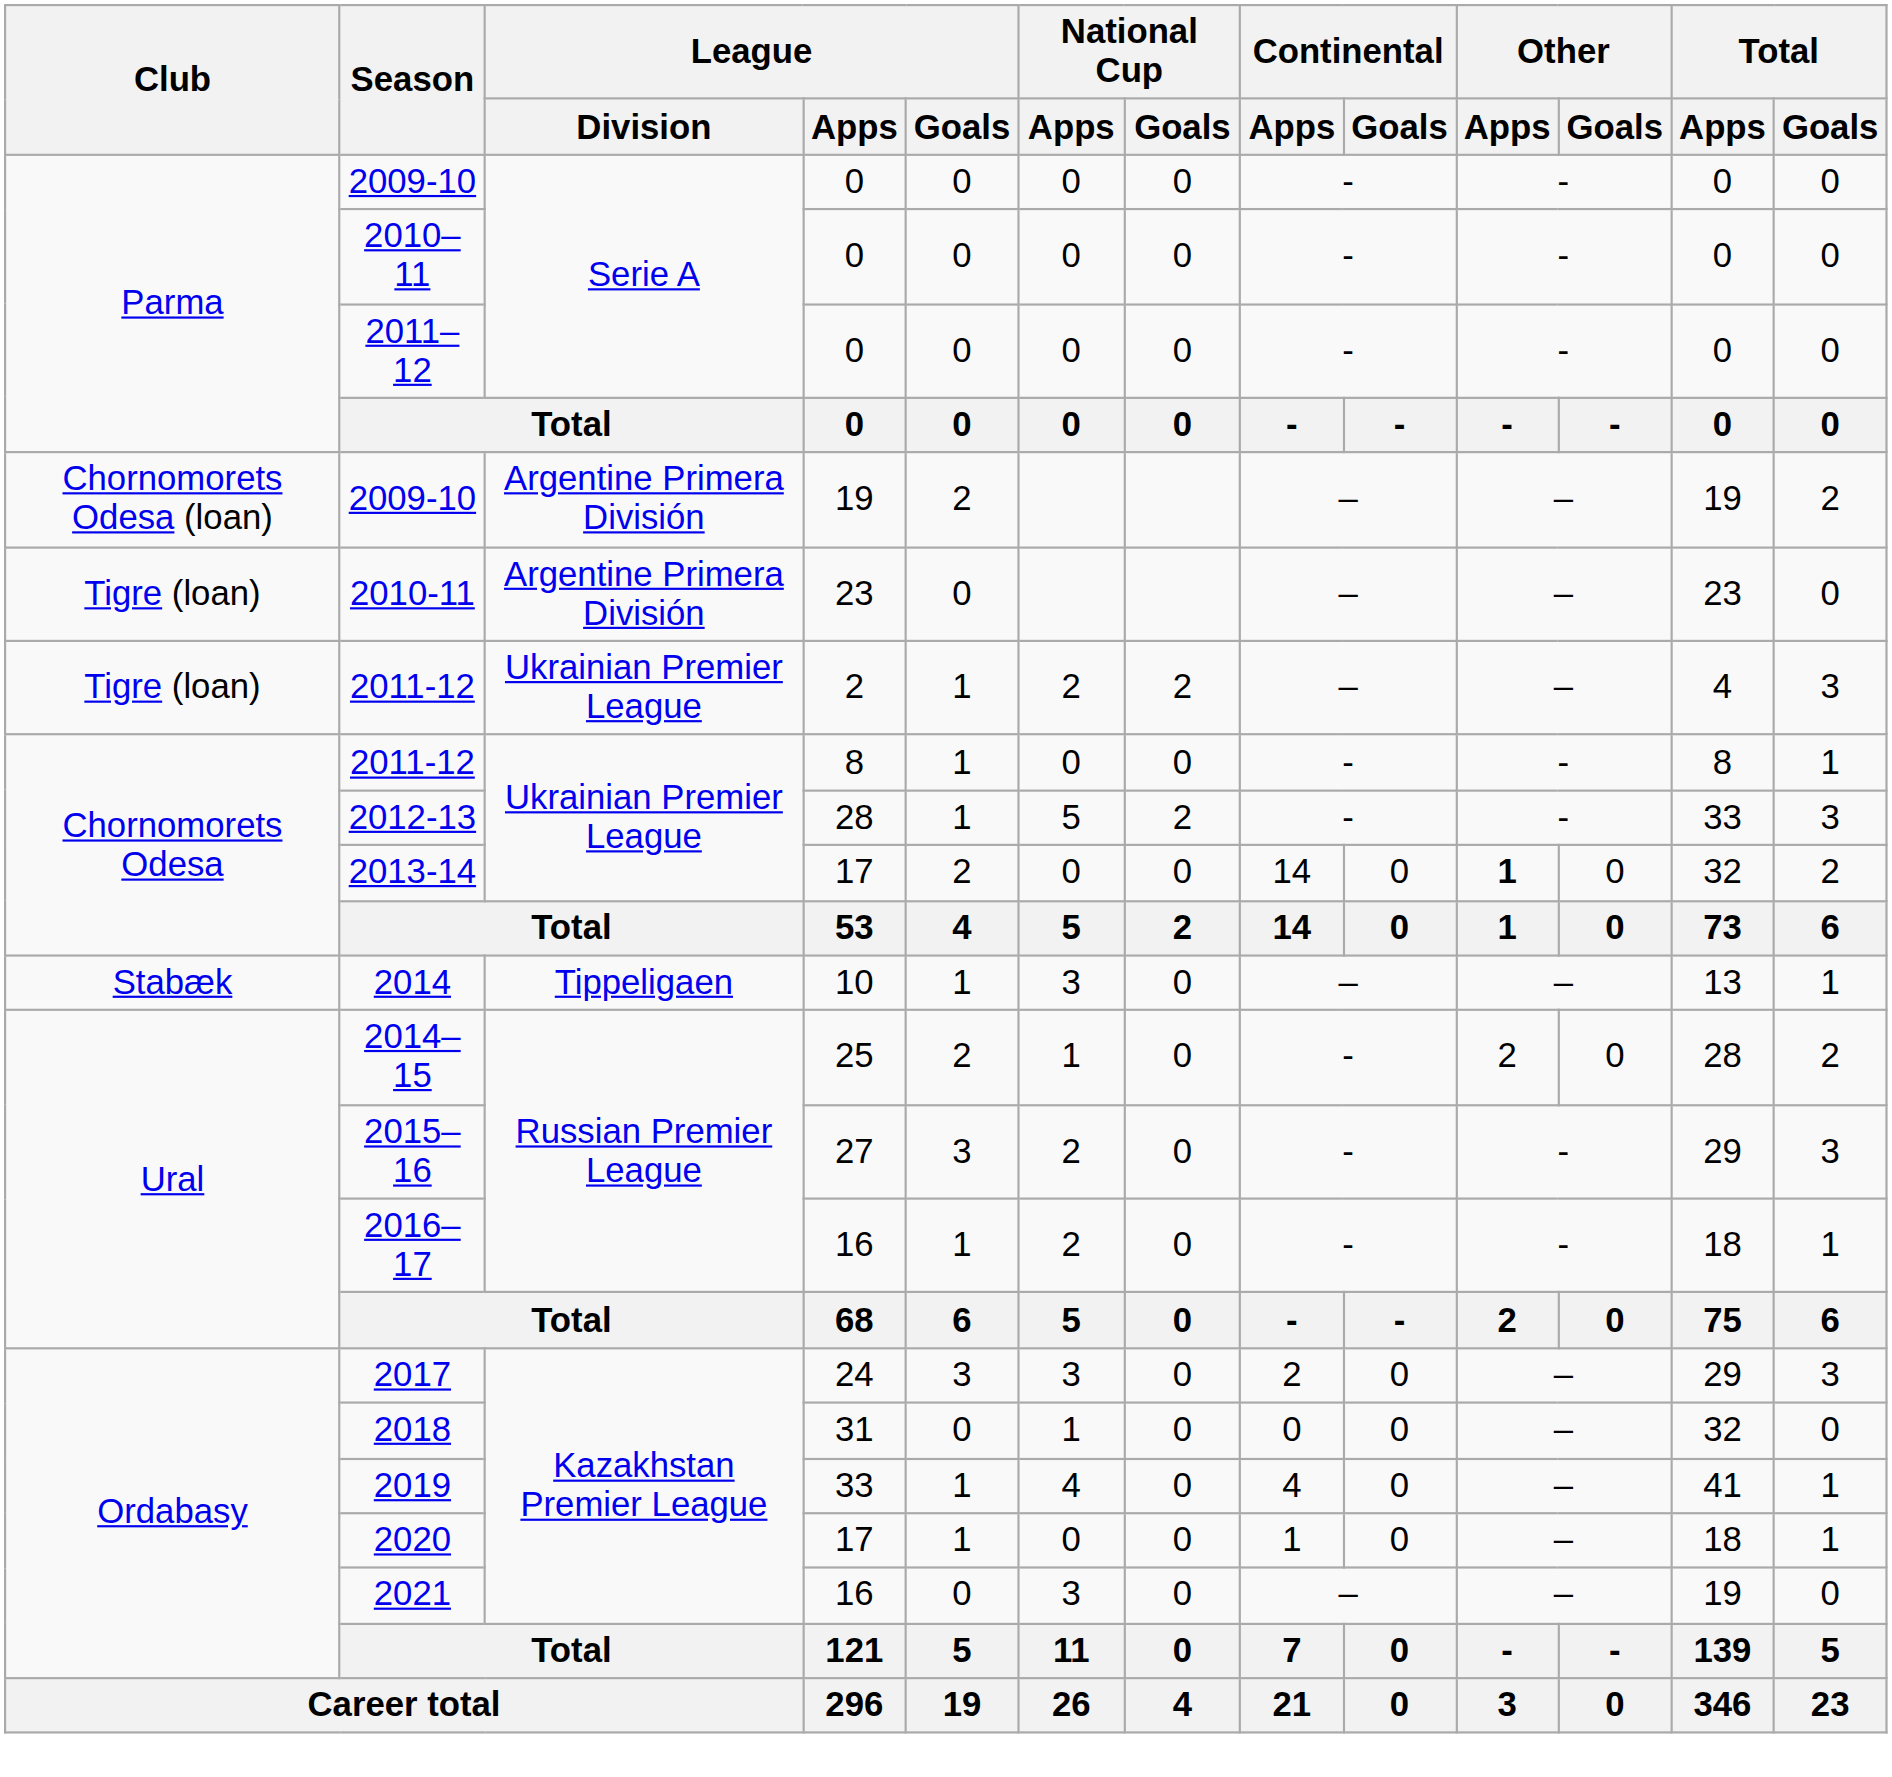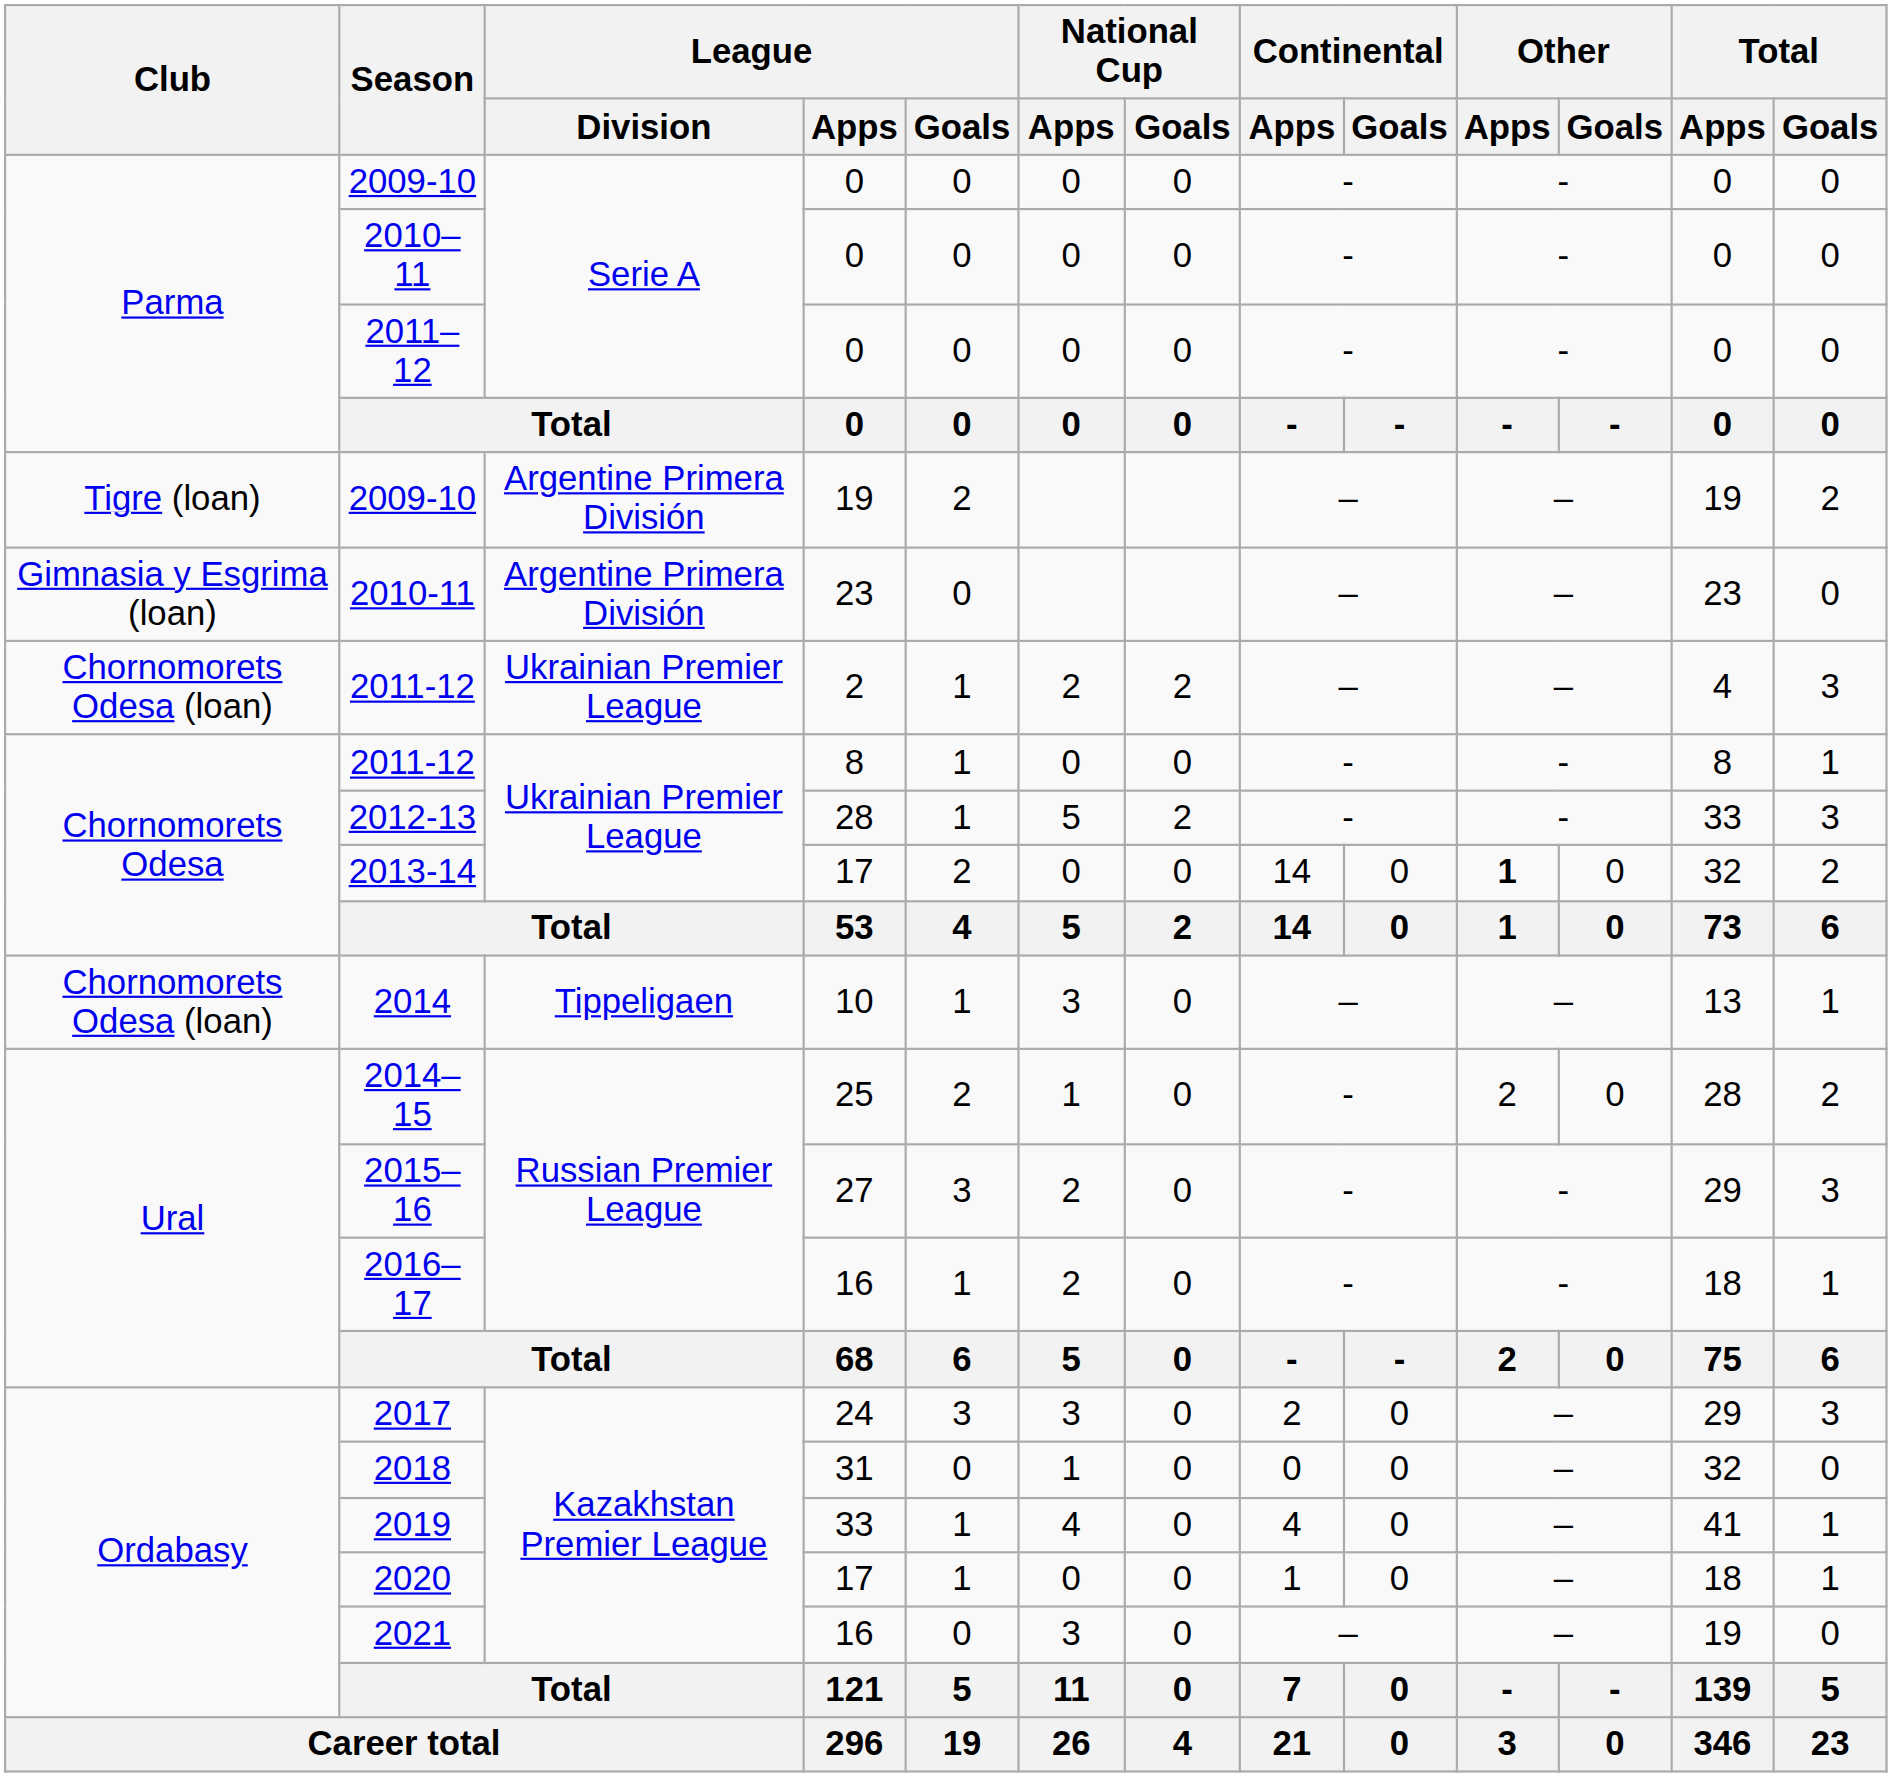(172, 499) Chornomorets Odesa (loan) -> (172, 499) Tigre (loan)
(172, 593) Tigre (loan) -> (172, 593) Gimnasia y Esgrima (loan)
(172, 687) Tigre (loan) -> (172, 687) Chornomorets Odesa (loan)
(172, 982) Stabæk -> (172, 1001) Chornomorets Odesa (loan)
